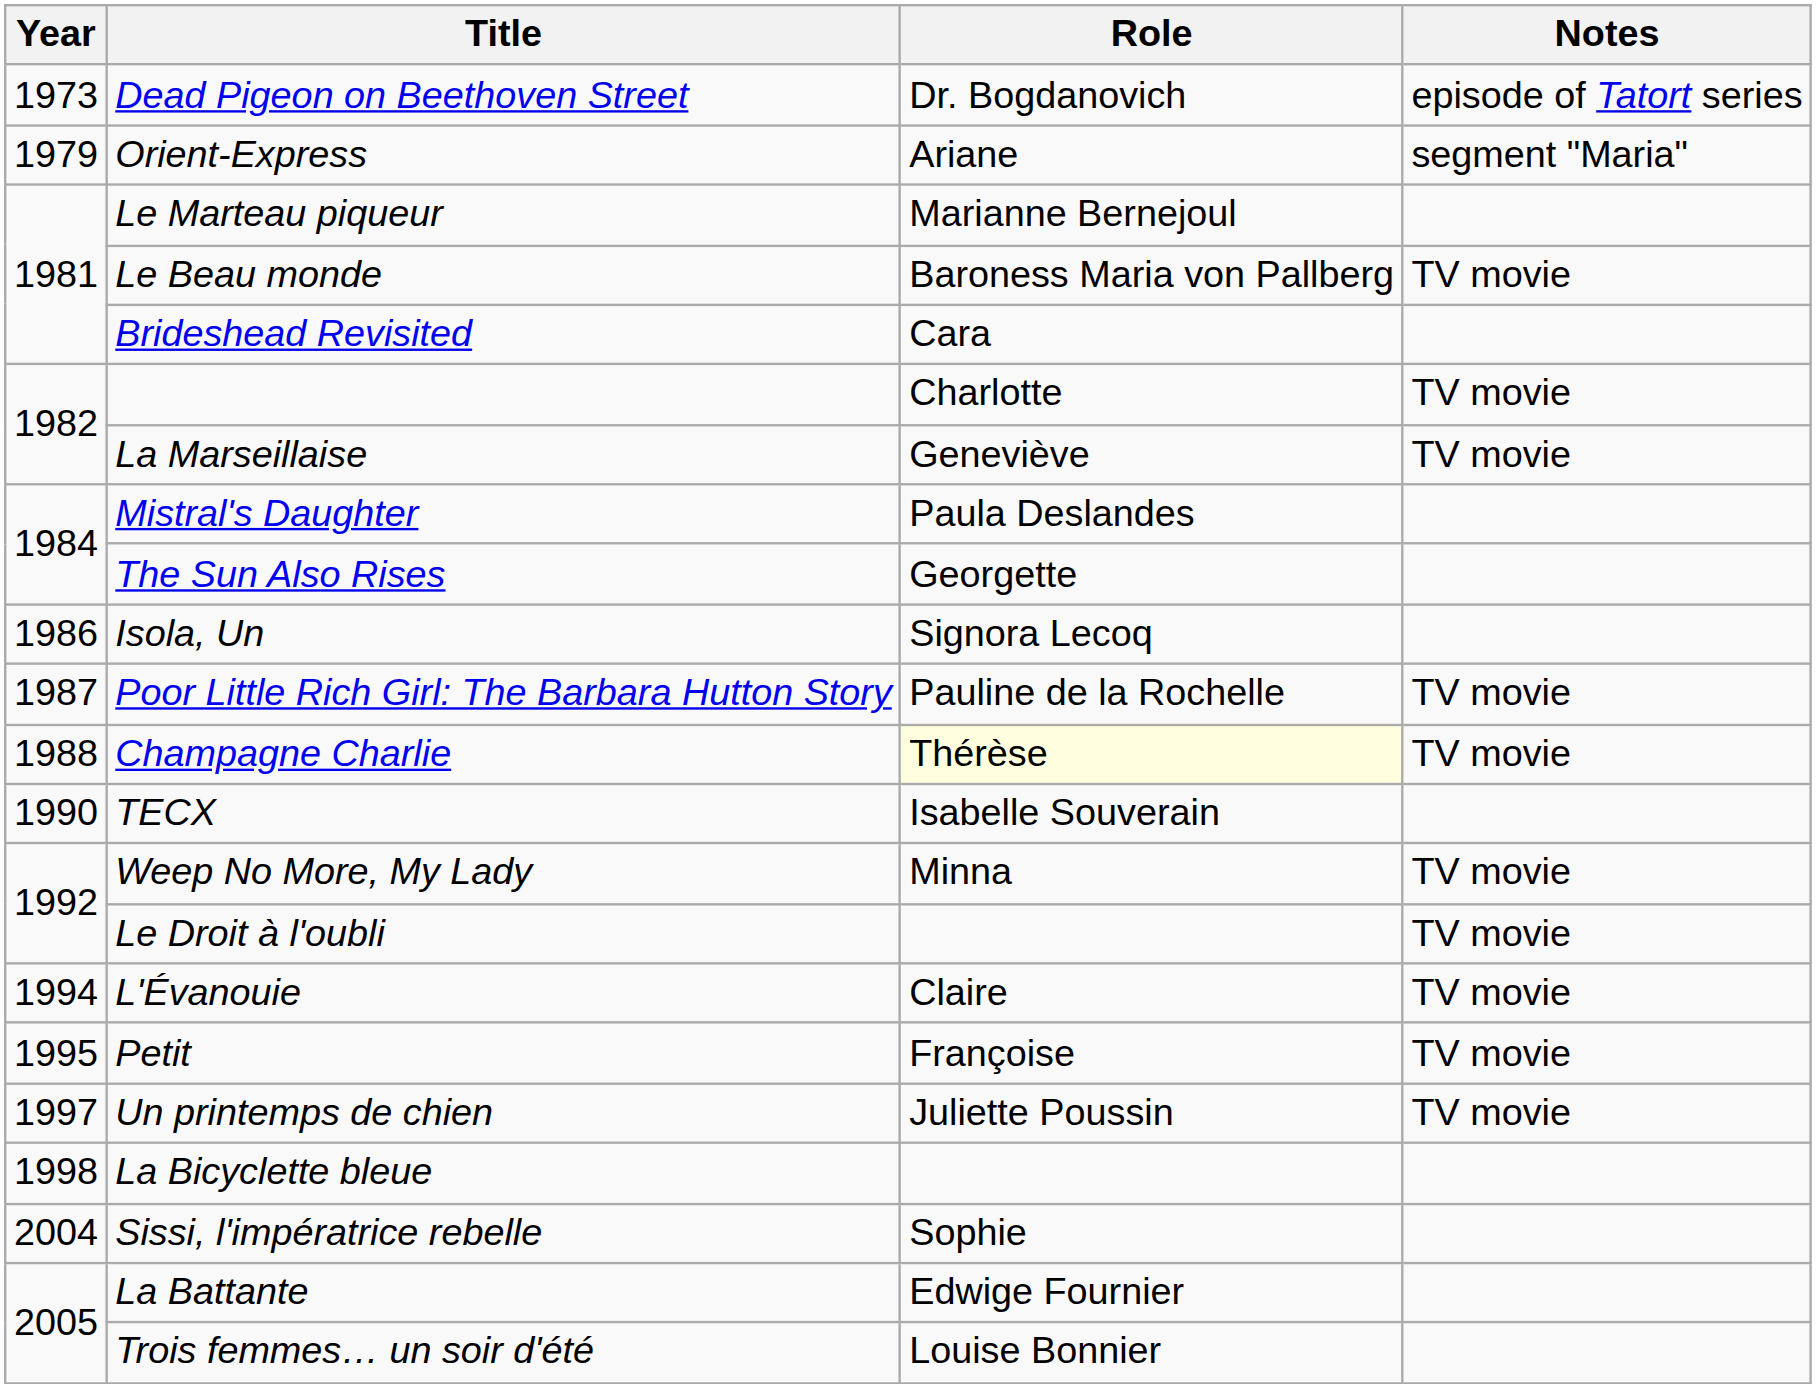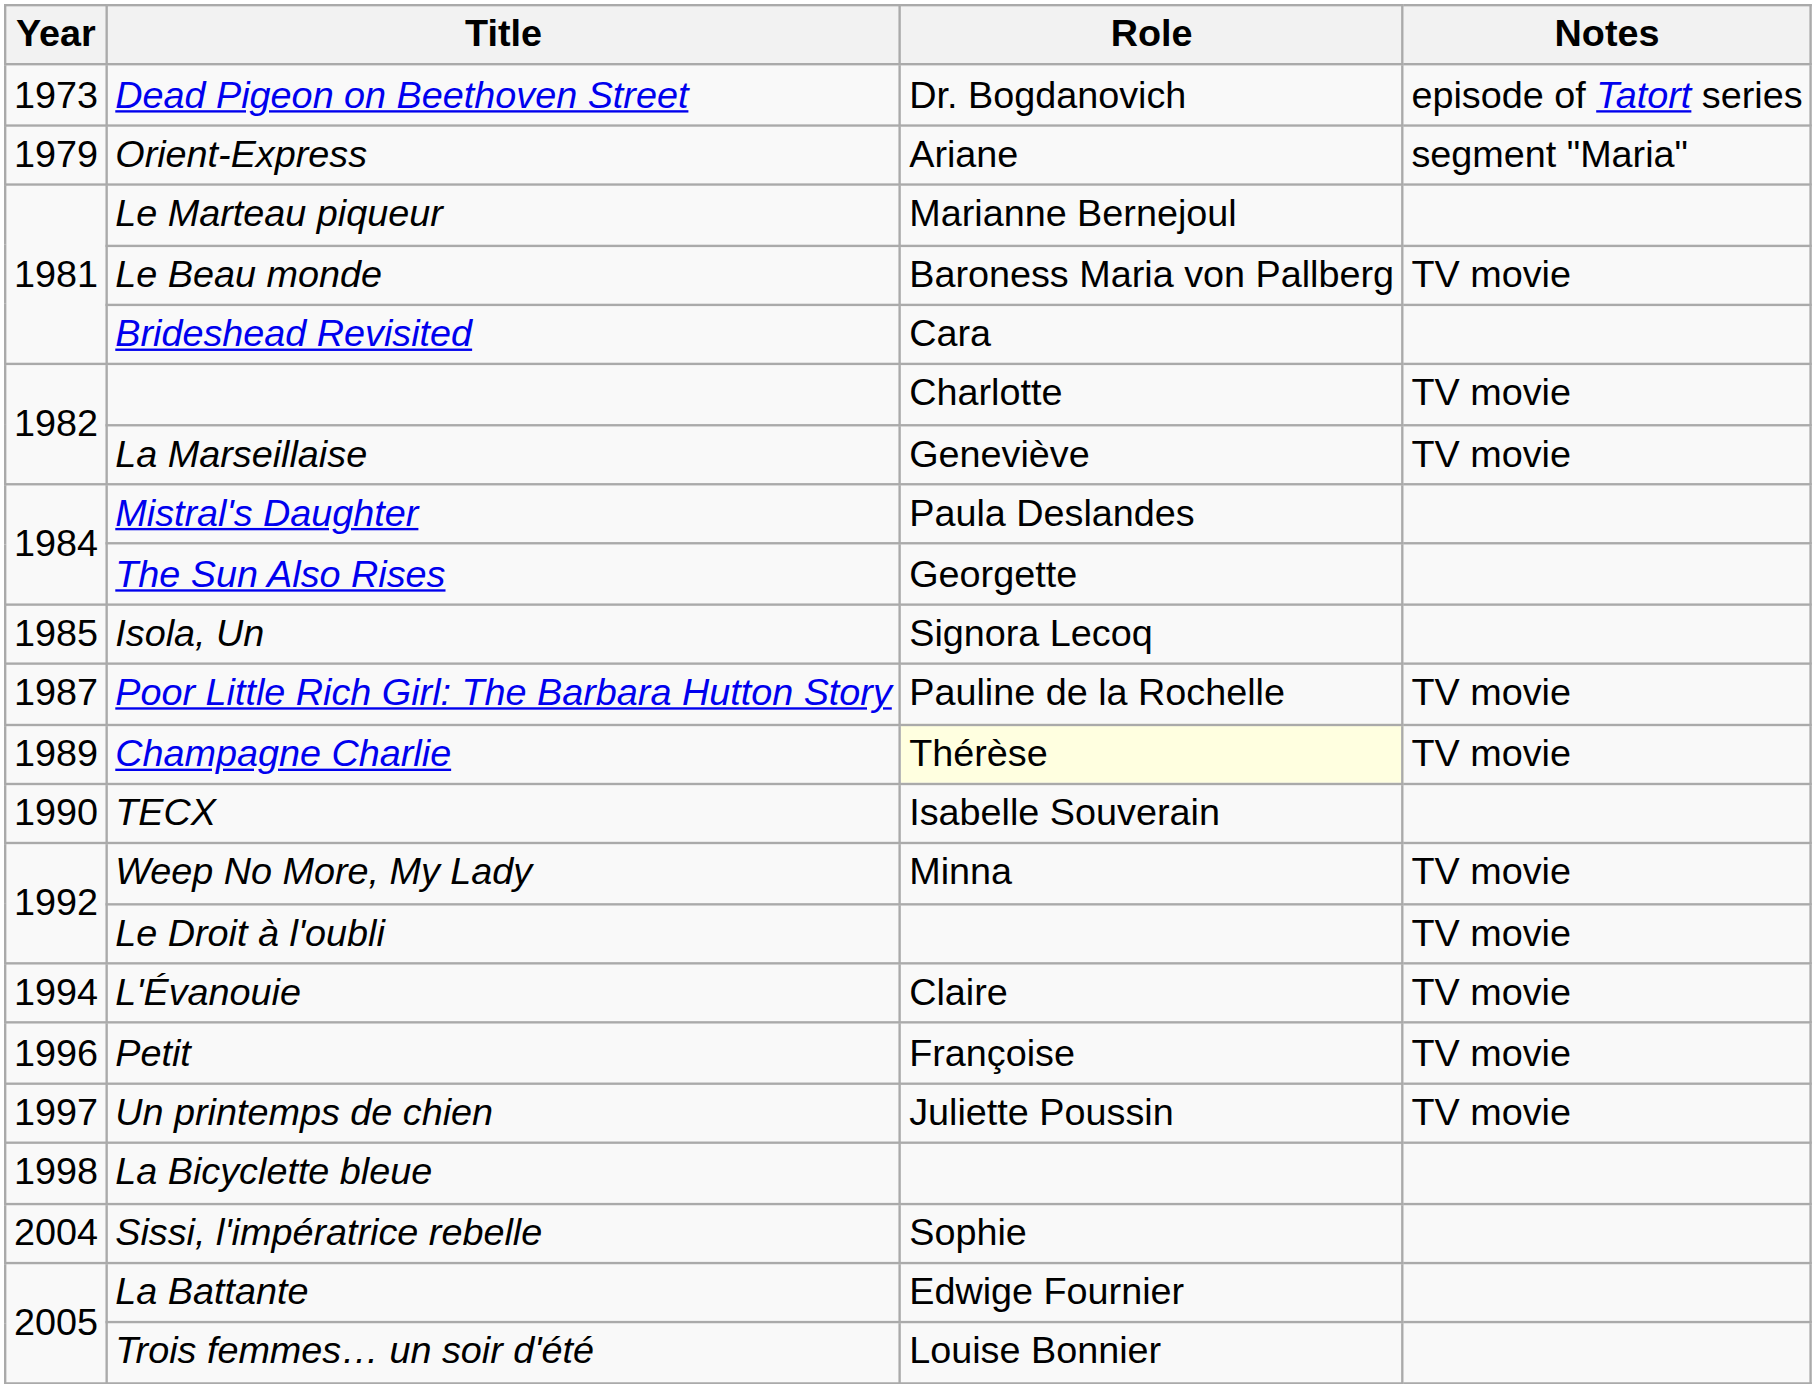(56, 633) 1986 -> (56, 633) 1985
(56, 753) 1988 -> (56, 753) 1989
(56, 1052) 1995 -> (56, 1052) 1996
